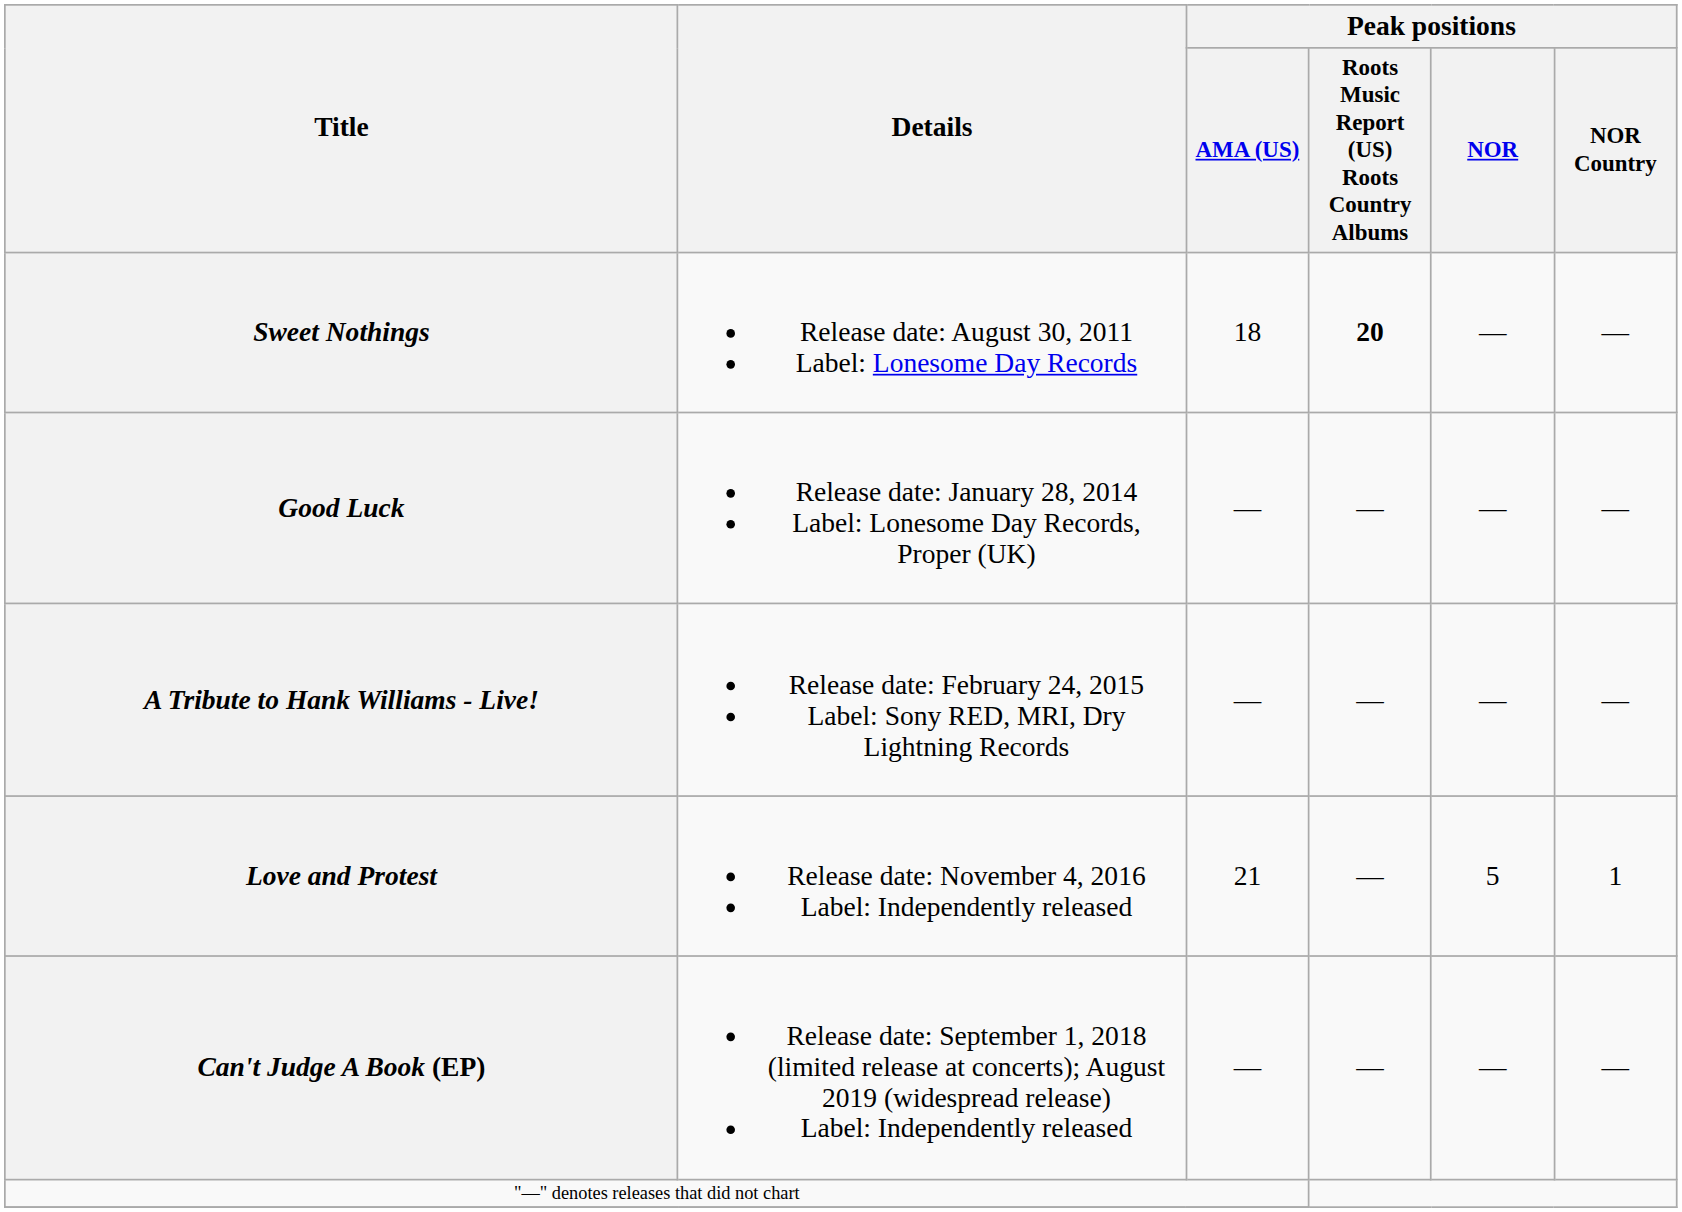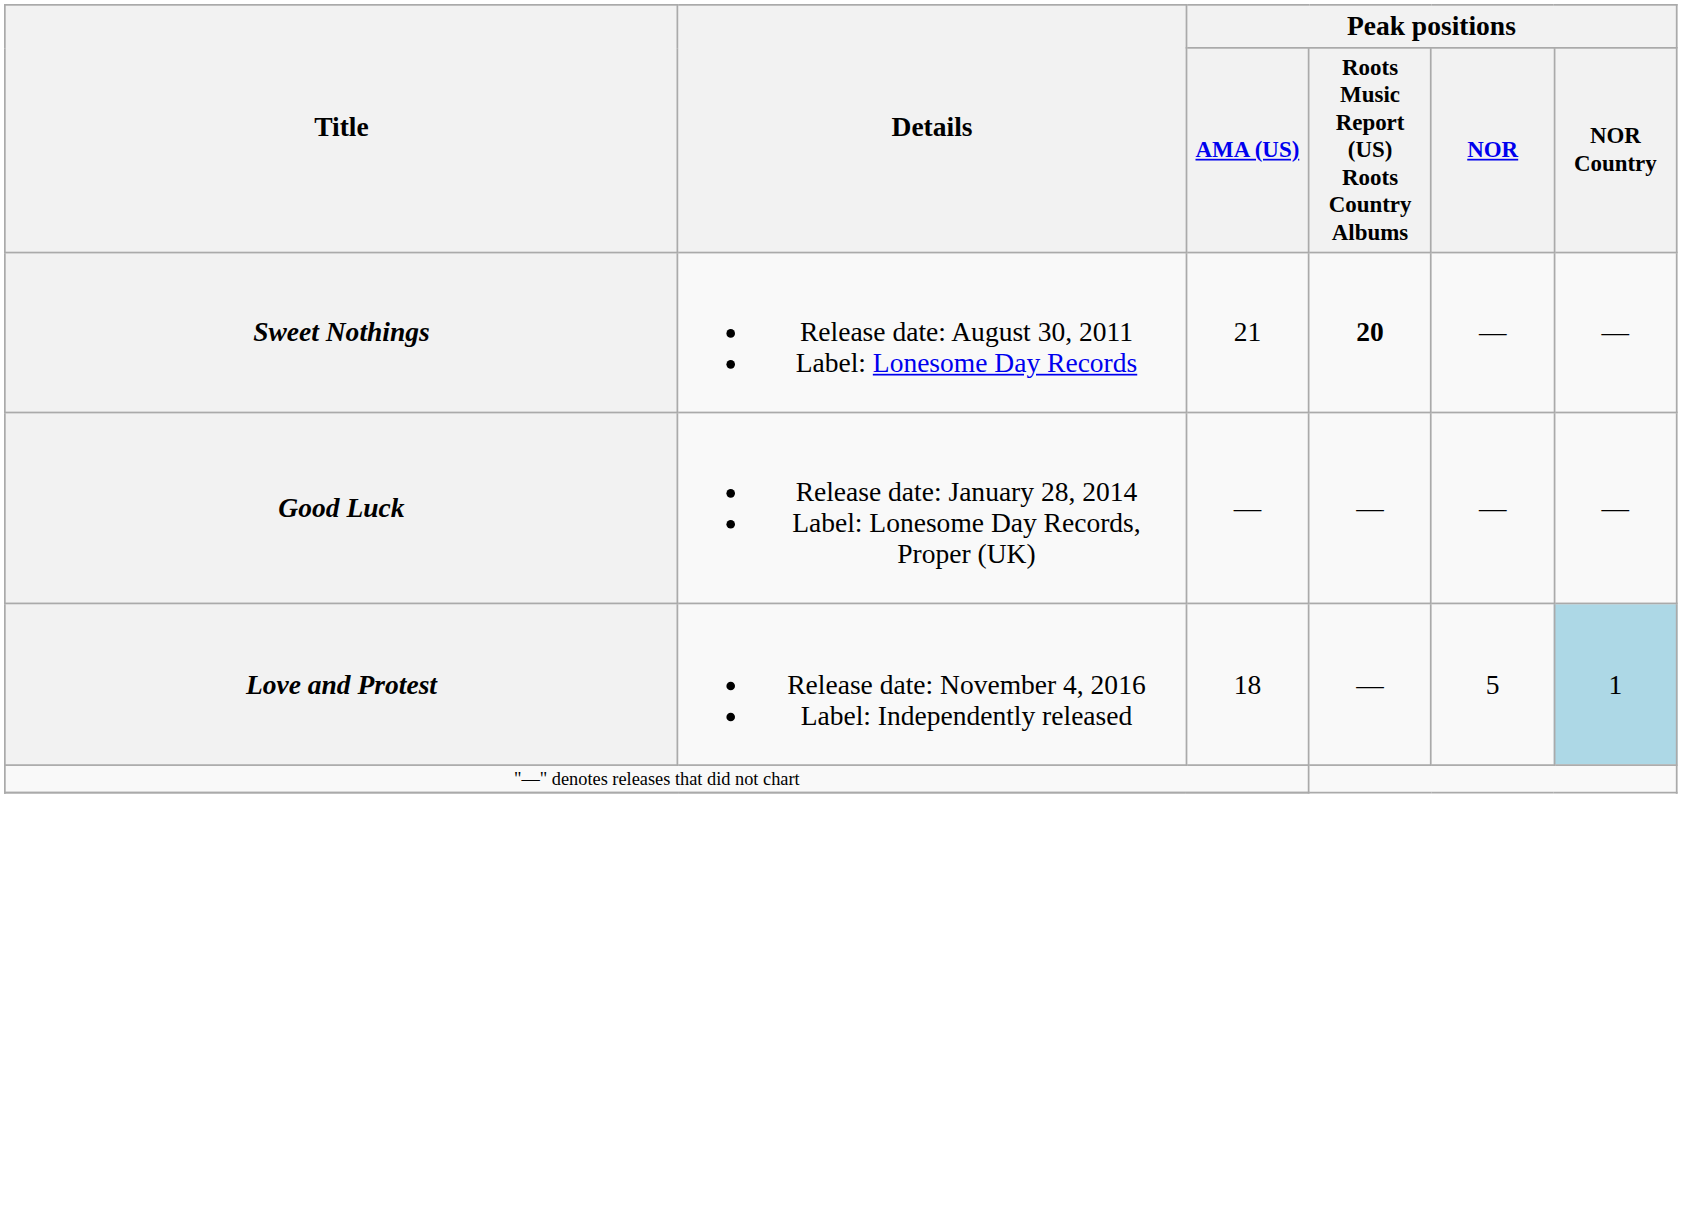(1247, 331) 18 -> (1247, 331) 21
- row: (341, 699)
(1247, 875) 21 -> (1247, 684) 18
(1615, 875) no background -> (1615, 684) lightblue background
- row: (341, 1067)
